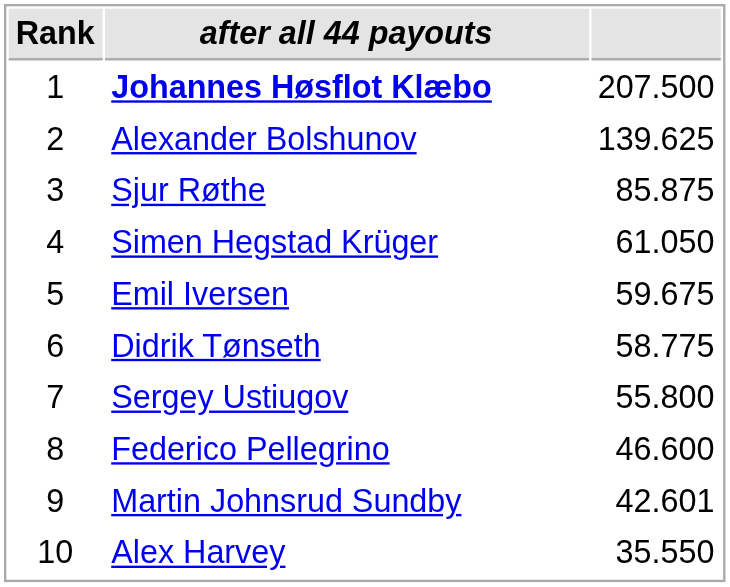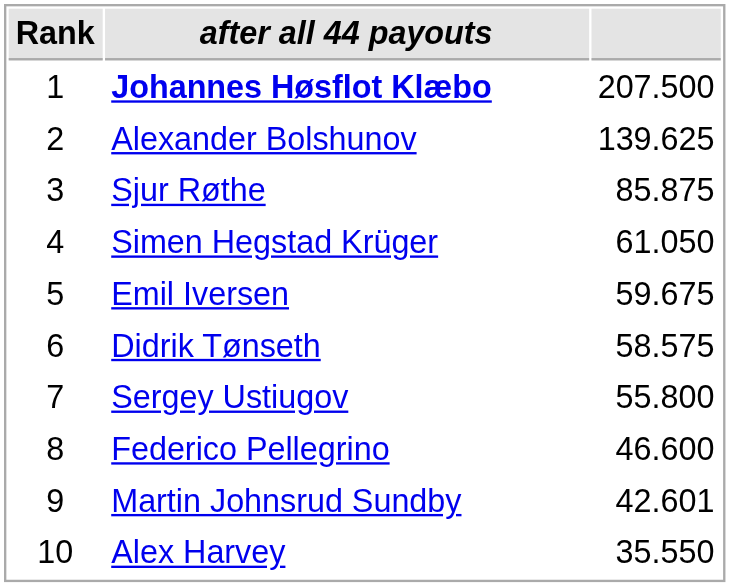(665, 346) 58.775 -> (665, 346) 58.575
